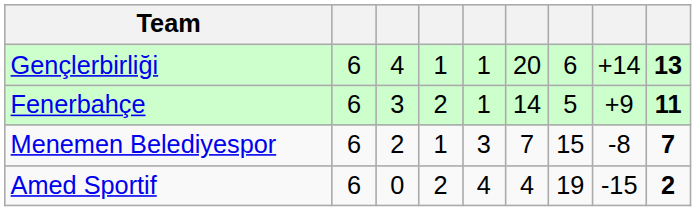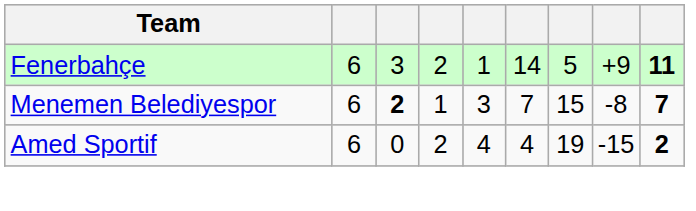- row: (84, 64)
(397, 144) normal -> (397, 104) bold
